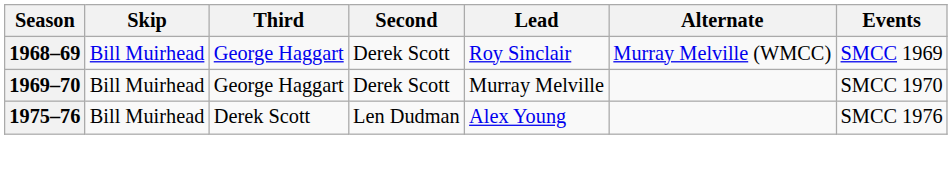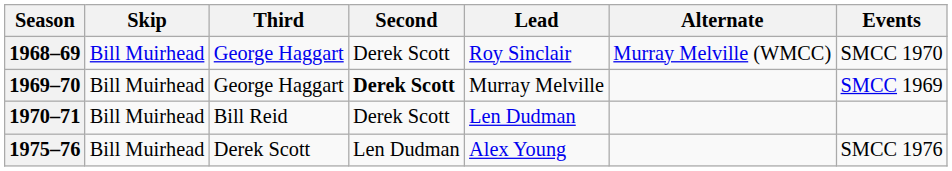(892, 52) SMCC 1969 -> (892, 52) SMCC 1970
(401, 85) normal -> (404, 85) bold
(892, 85) SMCC 1970 -> (892, 85) SMCC 1969
+ row: (45, 117)
